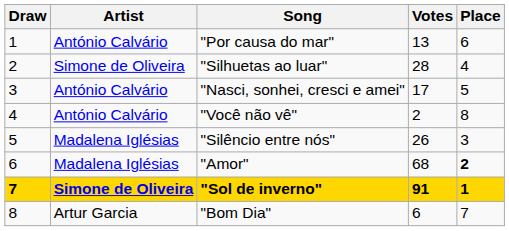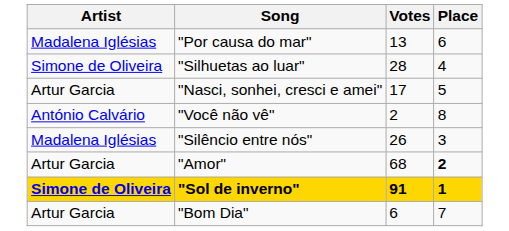- column: (28, 16)
(111, 41) António Calvário -> (94, 41) Madalena Iglésias
(111, 90) António Calvário -> (73, 90) Artur Garcia
(116, 164) Madalena Iglésias -> (73, 164) Artur Garcia
